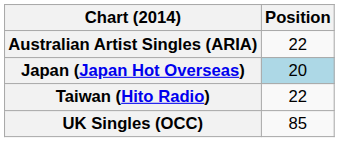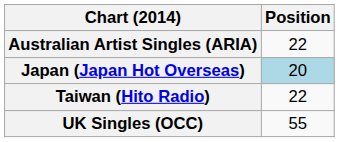(298, 123) 85 -> (298, 123) 55
